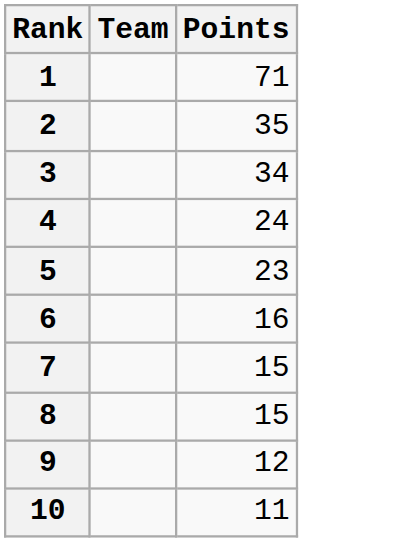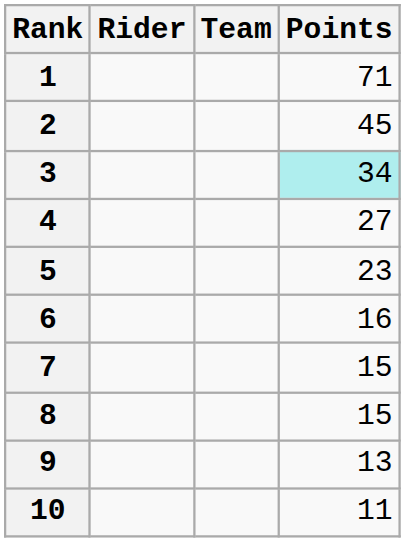+ column: (142, 29)
(272, 126) 35 -> (375, 126) 45
(272, 174) no background -> (375, 174) paleturquoise background
(272, 223) 24 -> (375, 223) 27
(272, 464) 12 -> (375, 464) 13
